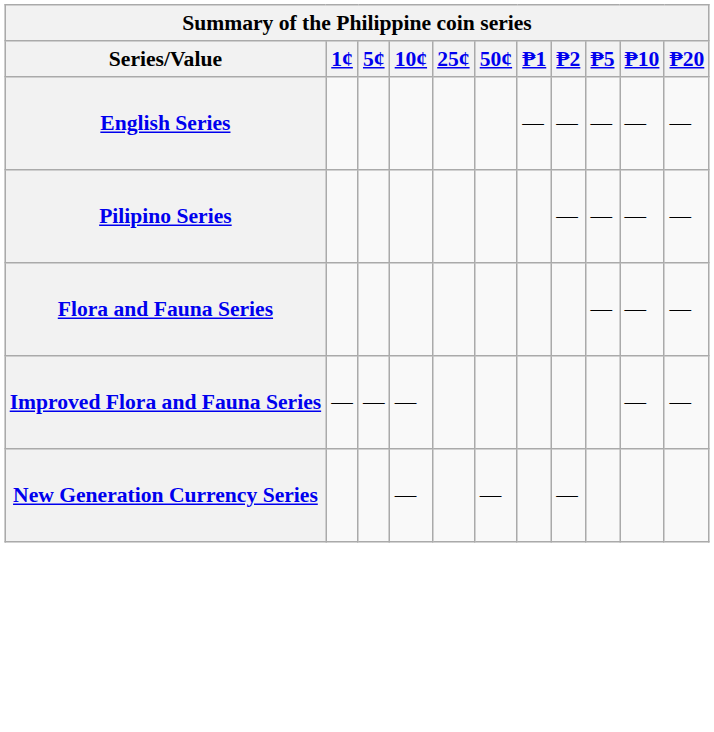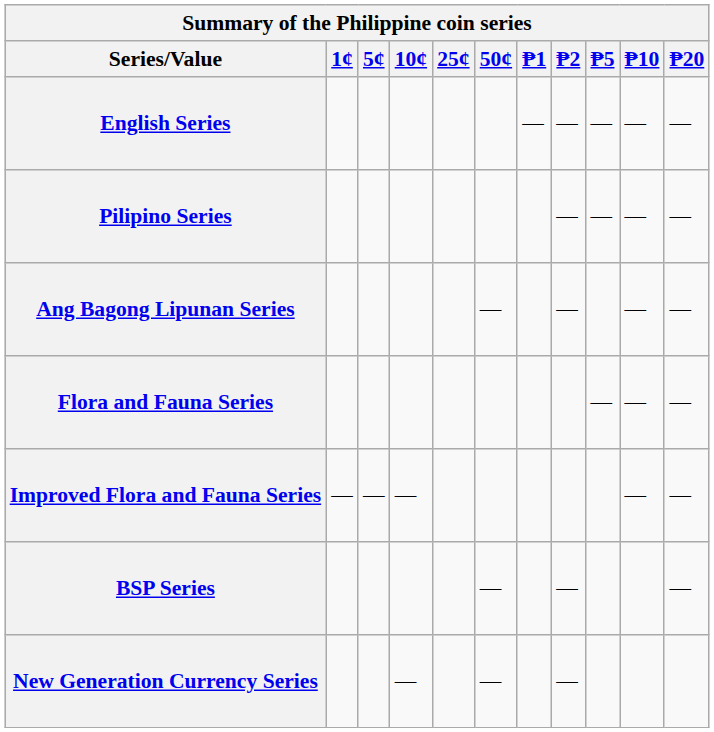+ row: (165, 308)
+ row: (165, 587)
